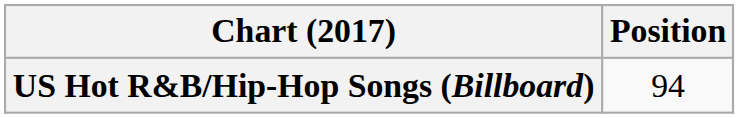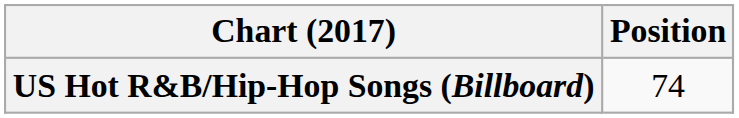(668, 84) 94 -> (668, 84) 74
